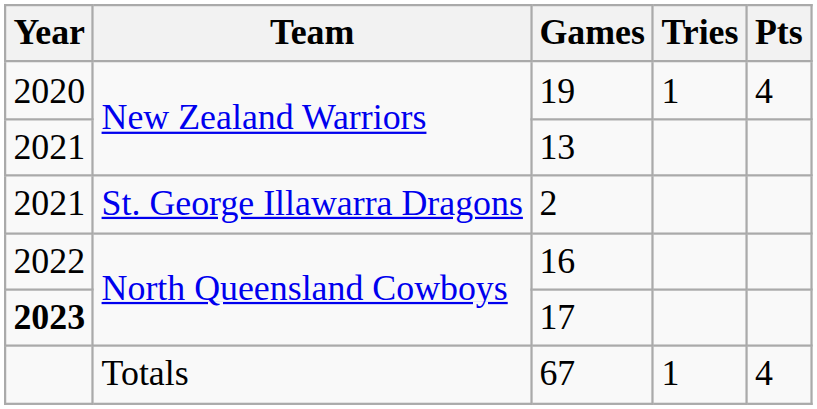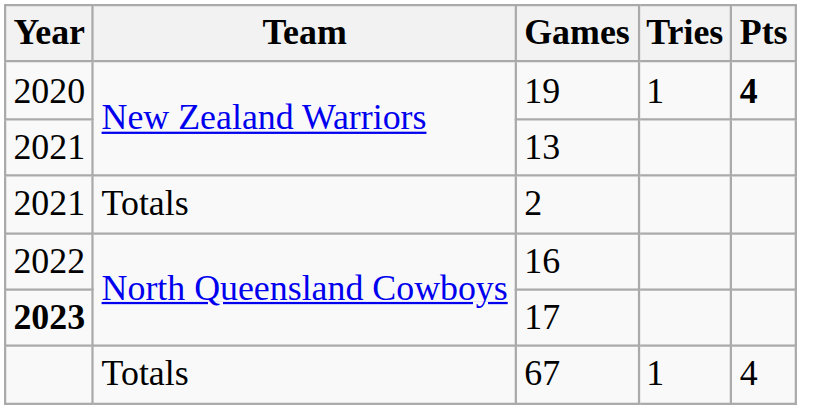(764, 89) normal -> (749, 89) bold
(312, 203) St. George Illawarra Dragons -> (145, 203) Totals
